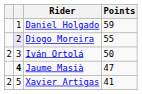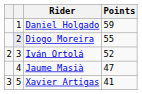(109, 54) 50 -> (109, 54) 52
(19, 68) bold -> (19, 68) normal
(9, 83) 2 -> (9, 83) 3
